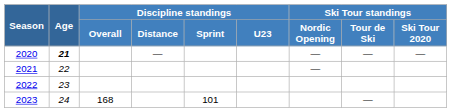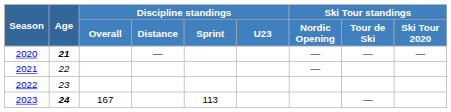(64, 100) normal -> (64, 100) bold
(105, 100) 168 -> (105, 100) 167
(210, 100) 101 -> (210, 100) 113
